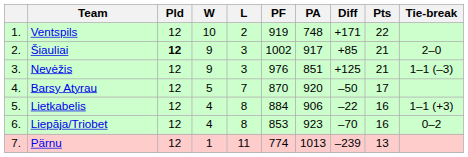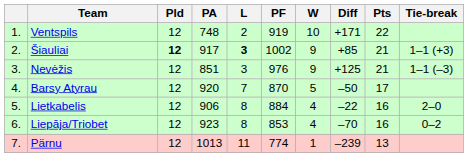columns swapped: (209, 13) <-> (313, 13)
(244, 50) normal -> (244, 50) bold
(431, 50) 2–0 -> (431, 50) 1–1 (+3)
(431, 106) 1–1 (+3) -> (431, 106) 2–0
